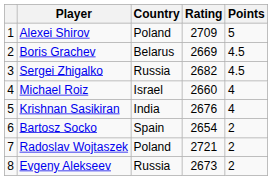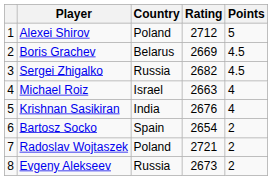(204, 33) 2709 -> (204, 33) 2712
(204, 90) 2660 -> (204, 90) 2663
